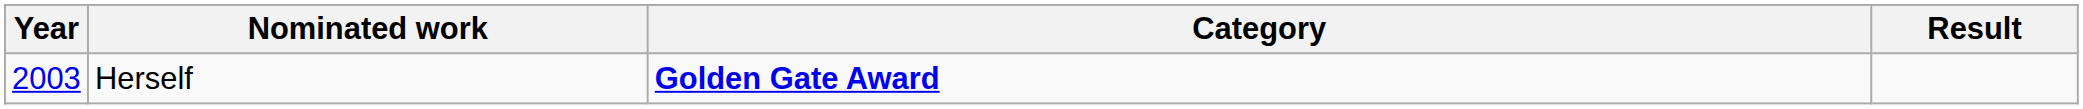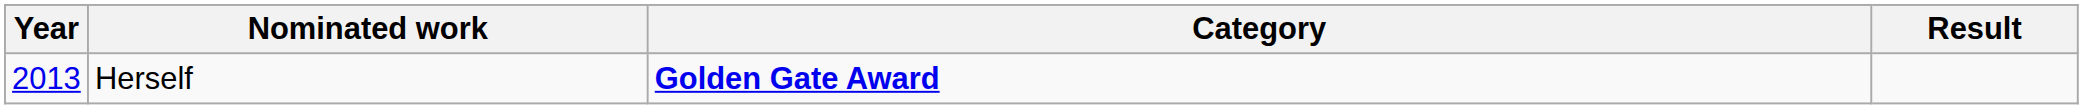(46, 77) 2003 -> (46, 77) 2013
